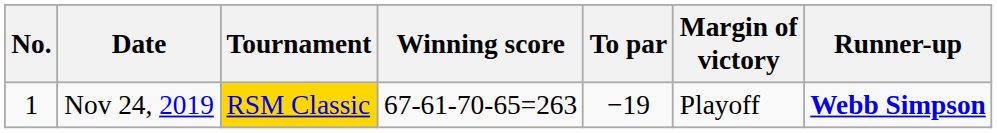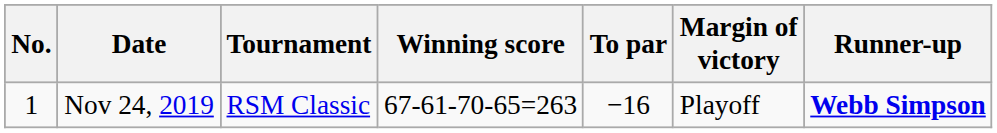(298, 104) gold background -> (298, 104) no background
(629, 104) −19 -> (629, 104) −16
